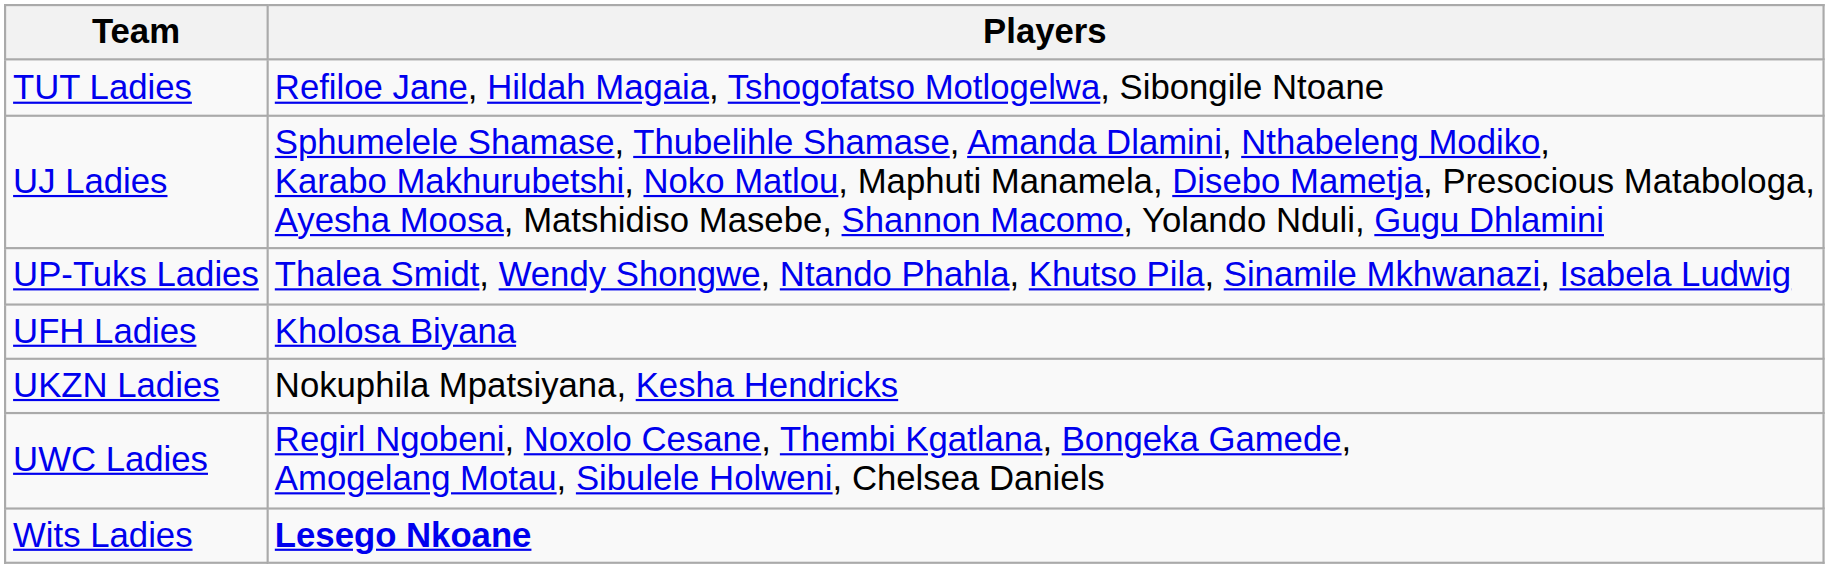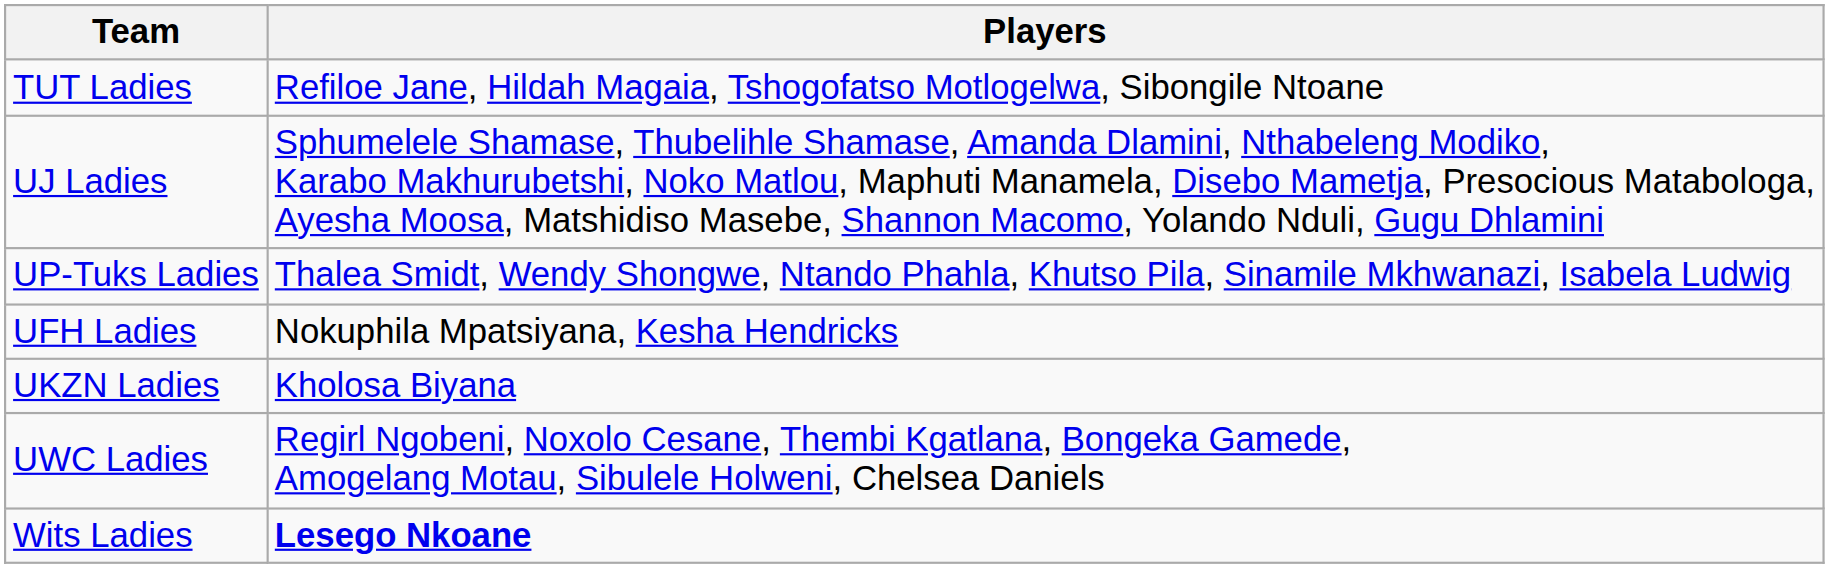(395, 330) Kholosa Biyana -> (586, 330) Nokuphila Mpatsiyana, Kesha Hendricks
(586, 385) Nokuphila Mpatsiyana, Kesha Hendricks -> (395, 385) Kholosa Biyana
